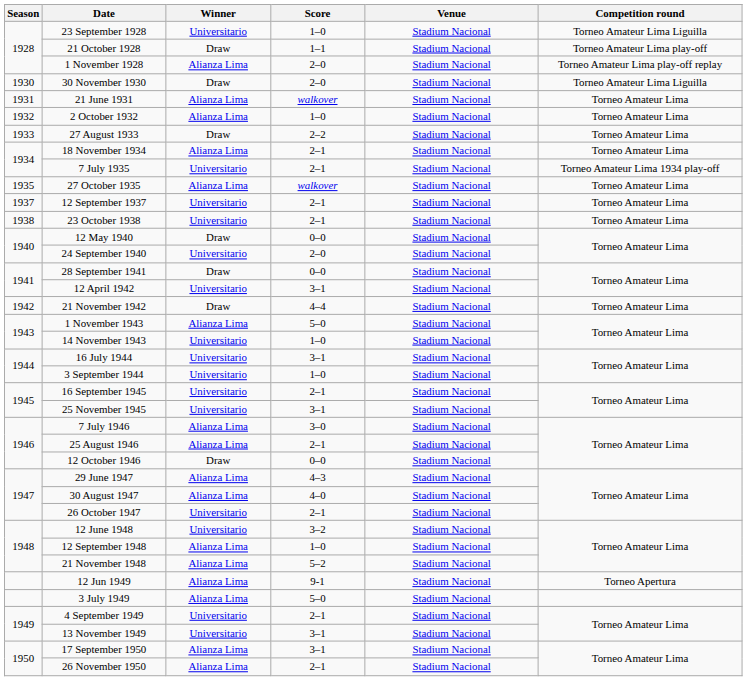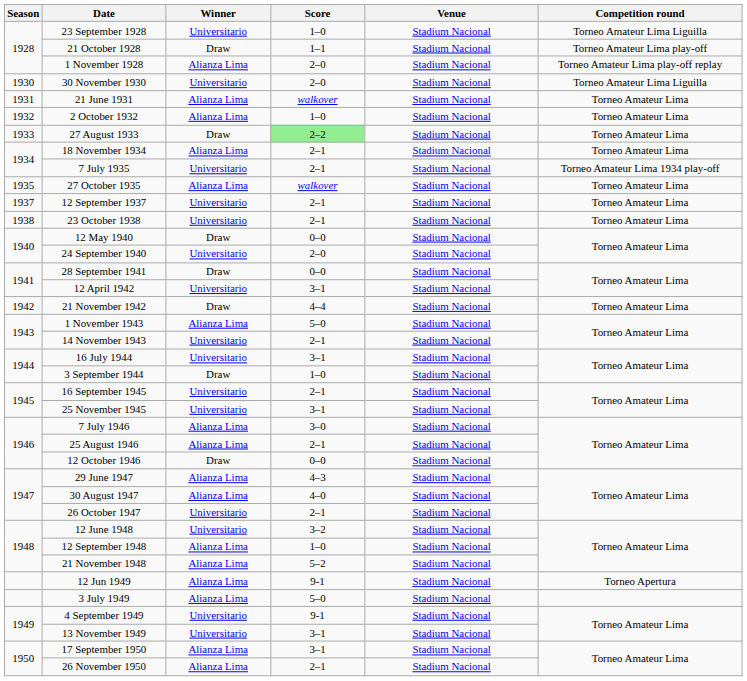(218, 82) Draw -> (218, 82) Universitario
(318, 134) no background -> (318, 134) lightgreen background
(318, 340) 1–0 -> (318, 340) 2–1
(218, 374) Universitario -> (218, 374) Draw
(318, 615) 2–1 -> (318, 615) 9-1
